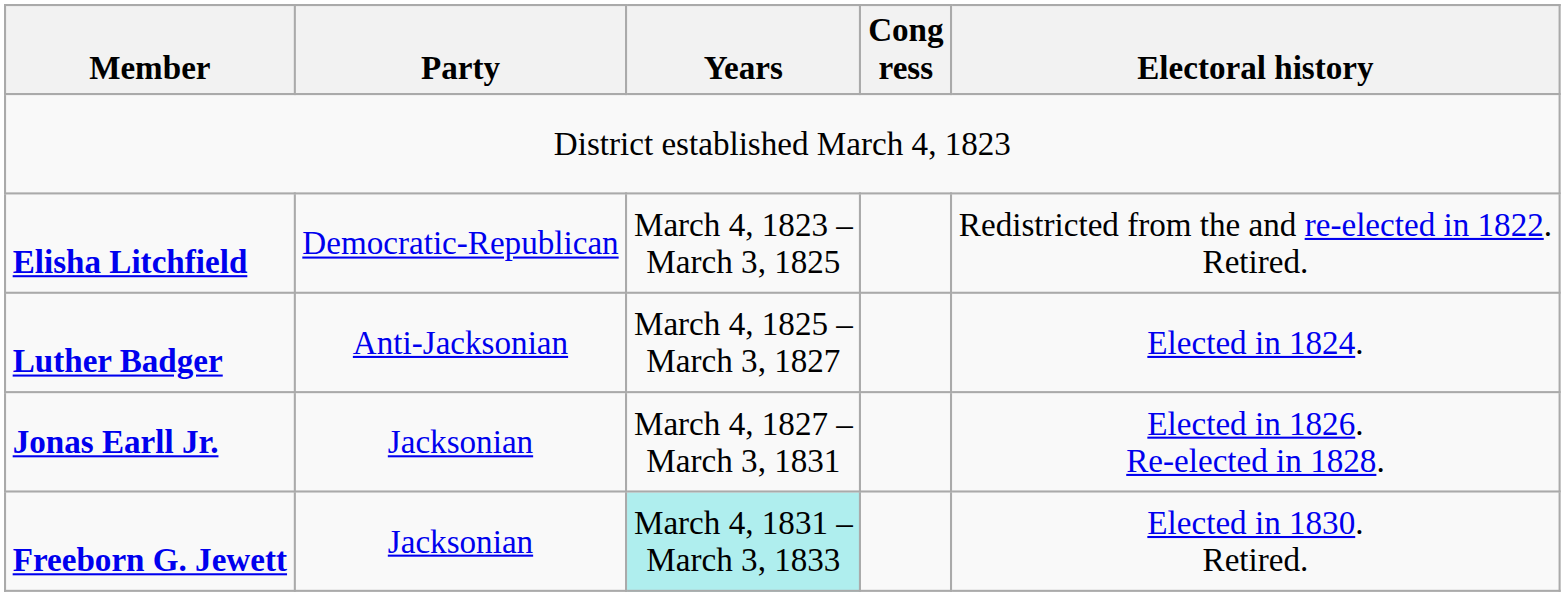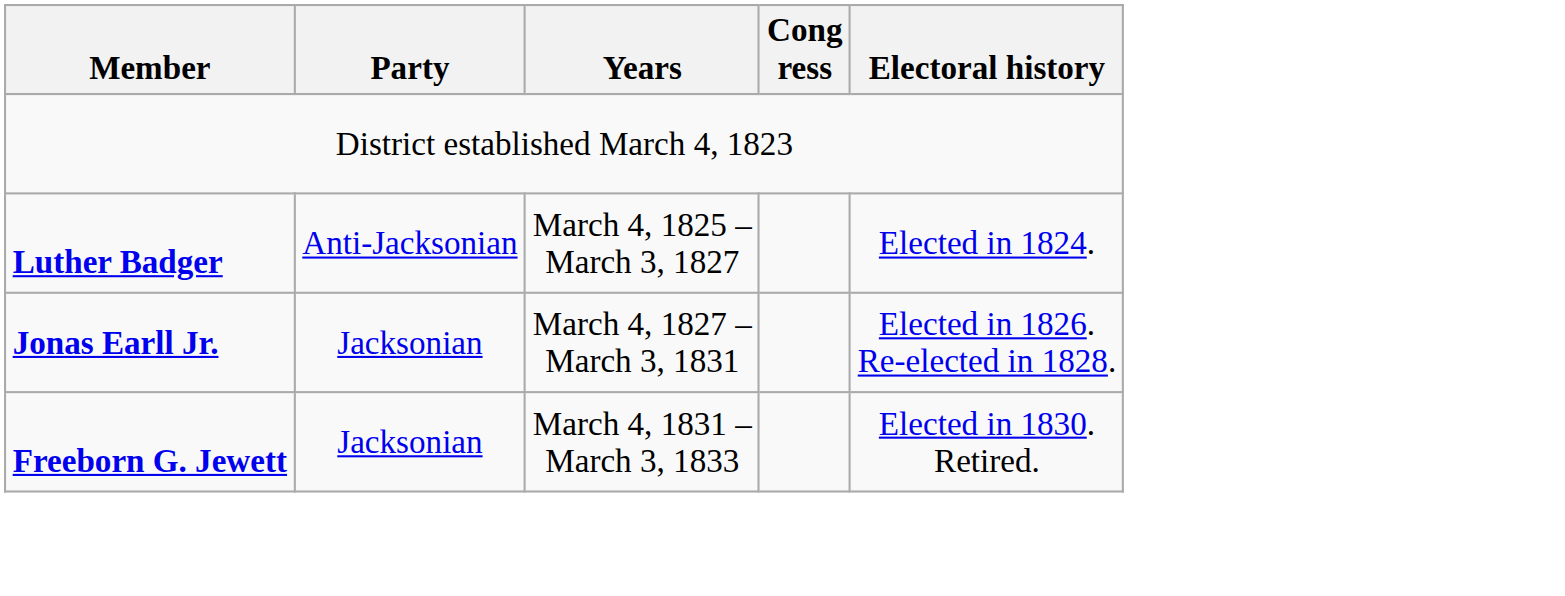- row: (130, 261)
(743, 541) paleturquoise background -> (642, 442) no background
